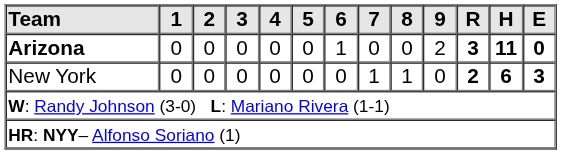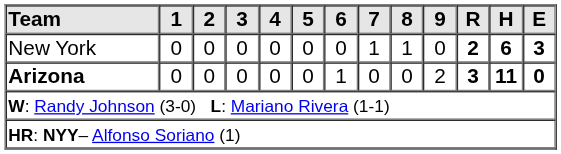rows swapped: (52, 76) <-> (46, 48)
